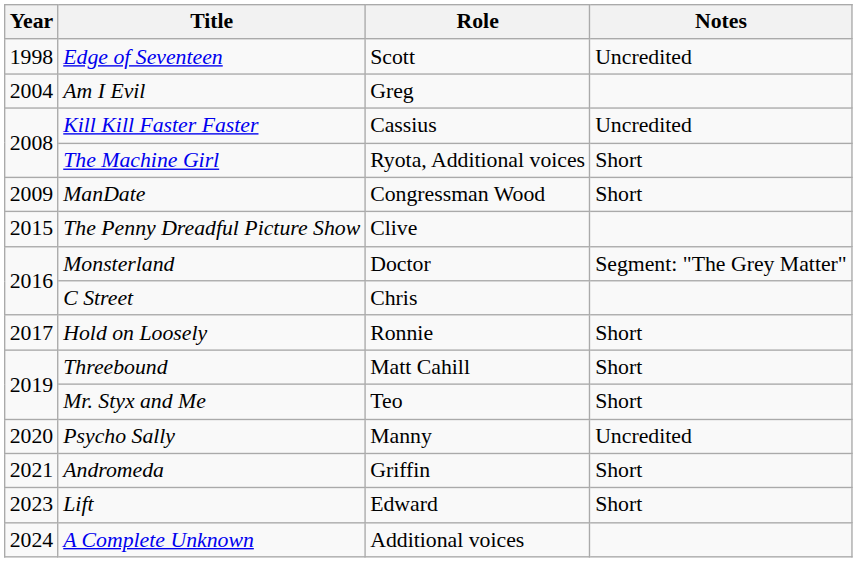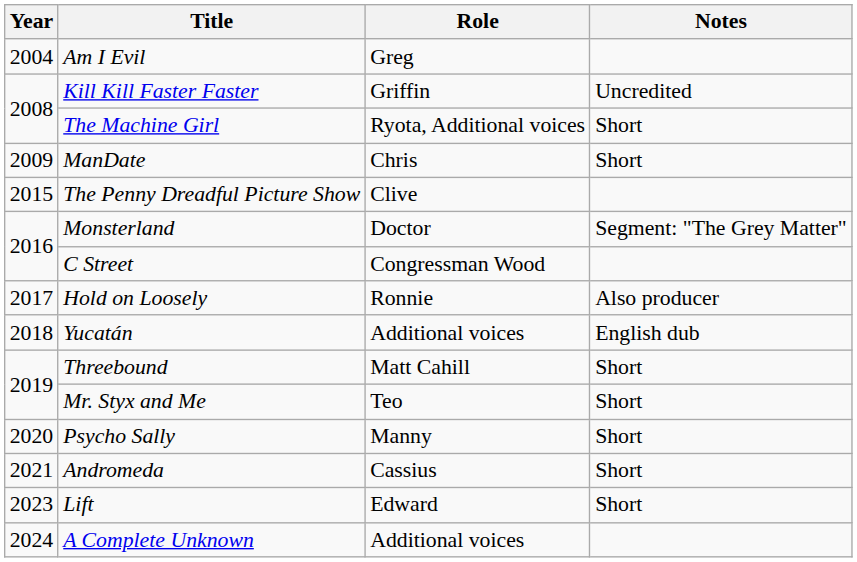- row: (143, 56)
(403, 125) Cassius -> (400, 90) Griffin
(458, 194) Congressman Wood -> (394, 159) Chris
(394, 297) Chris -> (458, 263) Congressman Wood
(619, 332) Short -> (657, 297) Also producer
+ row: (98, 332)
(643, 435) Uncredited -> (619, 435) Short
(400, 470) Griffin -> (403, 470) Cassius
